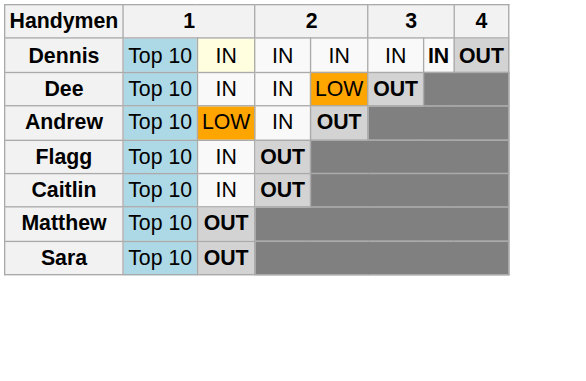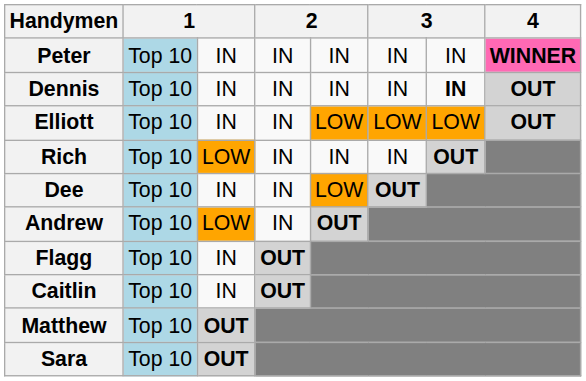+ row: (64, 55)
(226, 55) lightyellow background -> (226, 88) no background
+ row: (64, 122)
+ row: (64, 156)
